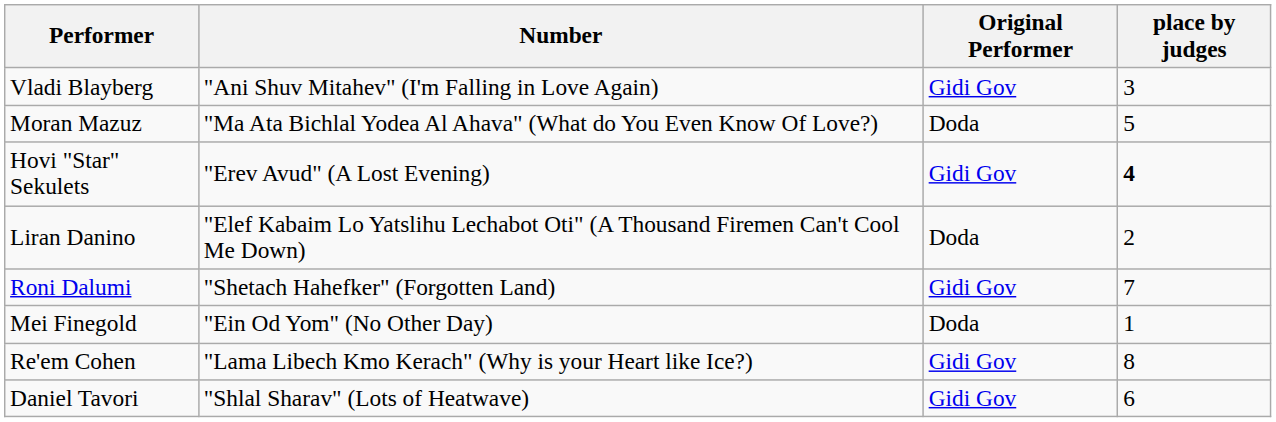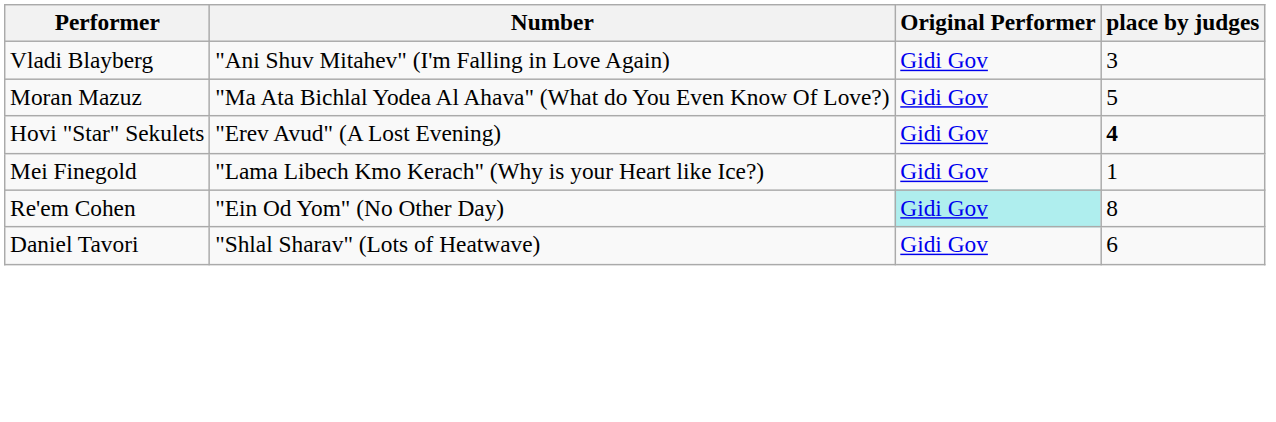(954, 123) Doda -> (944, 97) Gidi Gov
- row: (73, 236)
- row: (71, 287)
(348, 324) "Ein Od Yom" (No Other Day) -> (490, 171) "Lama Libech Kmo Kerach" (Why is your Heart like Ice?)
(954, 324) Doda -> (944, 171) Gidi Gov
(478, 361) "Lama Libech Kmo Kerach" (Why is your Heart like Ice?) -> (360, 208) "Ein Od Yom" (No Other Day)
(972, 361) no background -> (944, 208) paleturquoise background
